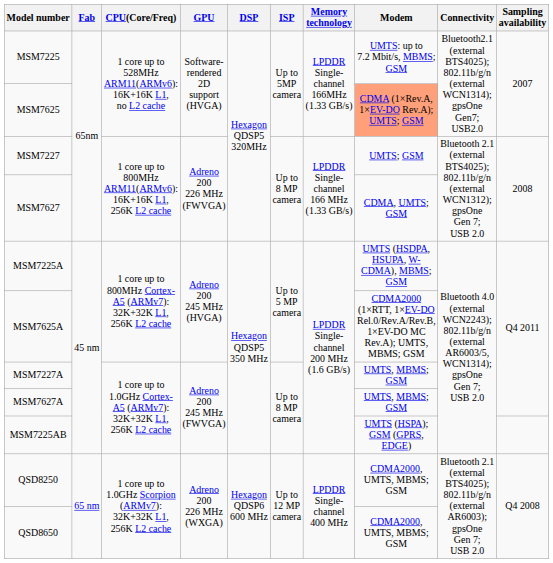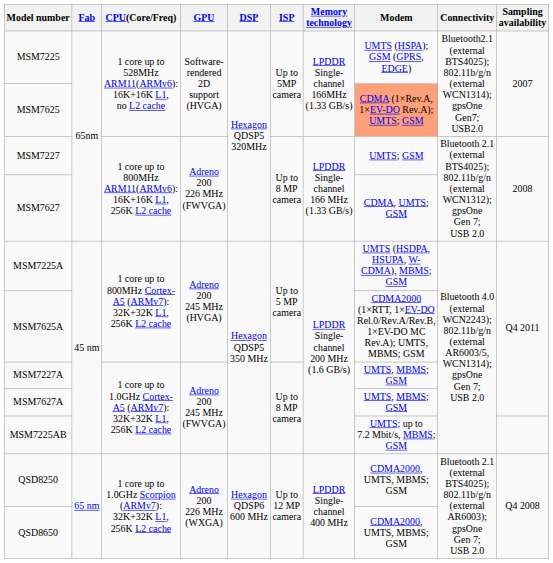(396, 57) UMTS: up to 7.2 Mbit/s, MBMS; GSM -> (396, 57) UMTS (HSPA); GSM (GPRS, EDGE)
(396, 434) UMTS (HSPA); GSM (GPRS, EDGE) -> (396, 434) UMTS: up to 7.2 Mbit/s, MBMS; GSM
